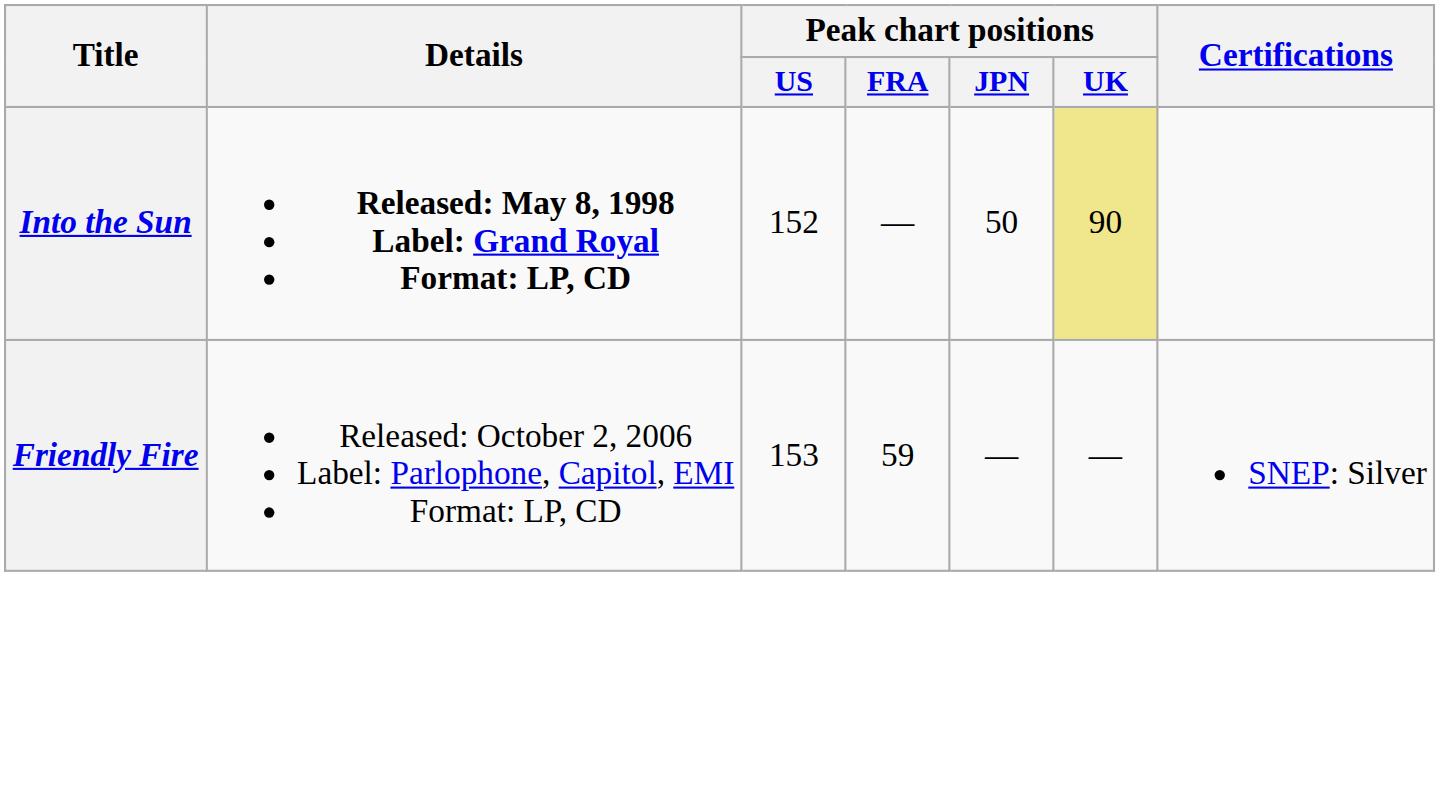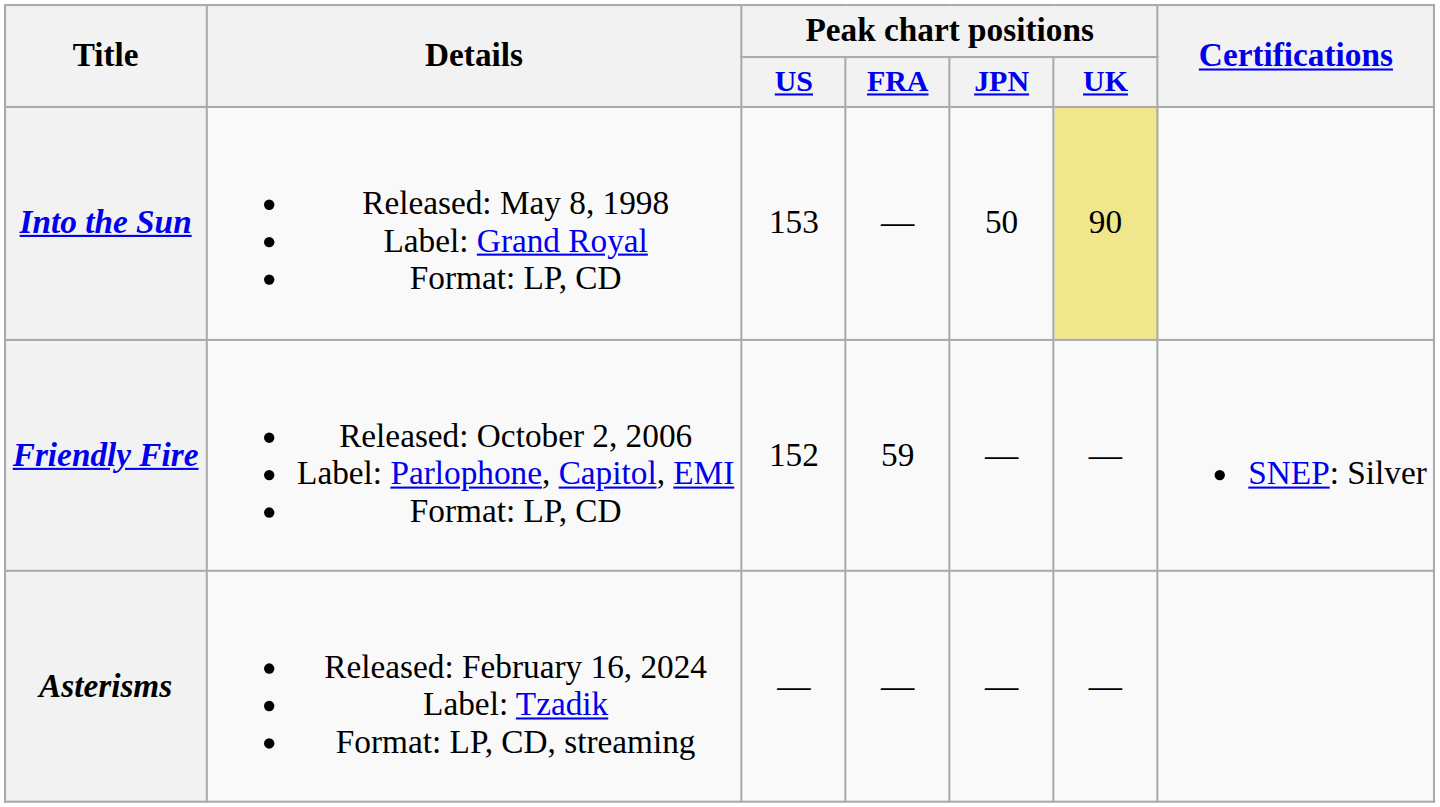(474, 242) bold -> (474, 242) normal
(794, 222) 152 -> (794, 222) 153
(794, 454) 153 -> (794, 454) 152
+ row: (106, 685)
